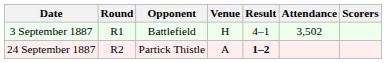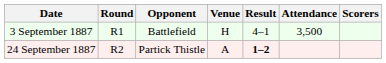(309, 31) 3,502 -> (309, 31) 3,500
